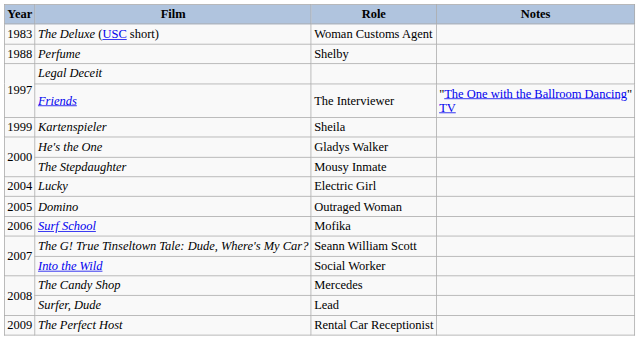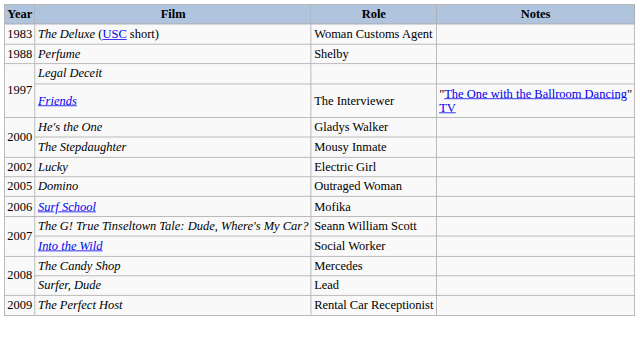- row: (72, 127)
(20, 186) 2004 -> (20, 166) 2002
